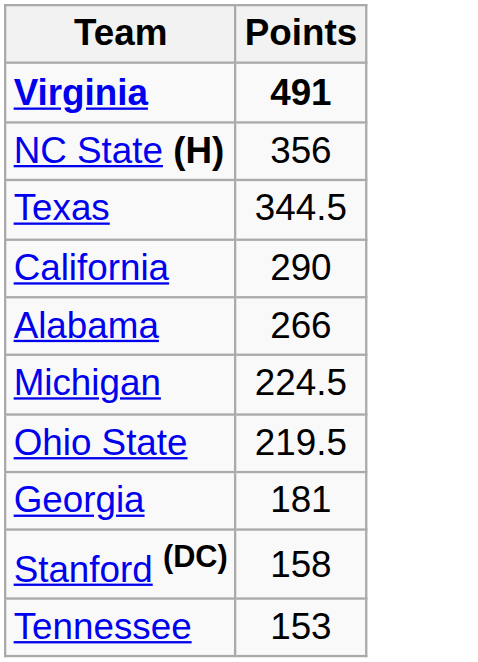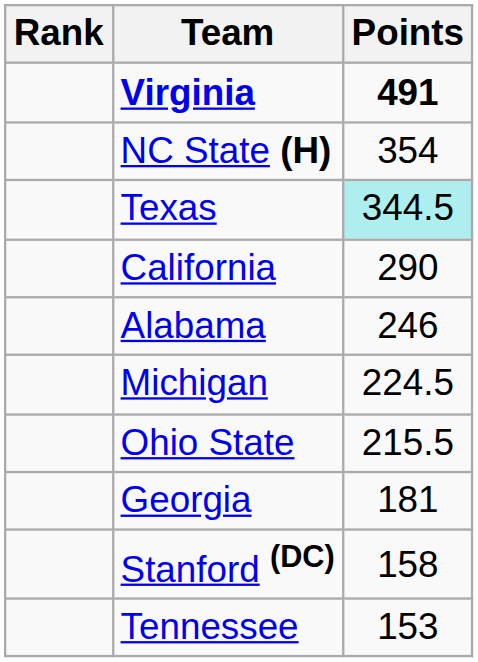+ column: (59, 33)
(301, 150) 356 -> (408, 150) 354
(301, 208) no background -> (408, 208) paleturquoise background
(301, 325) 266 -> (408, 325) 246
(301, 442) 219.5 -> (408, 442) 215.5
